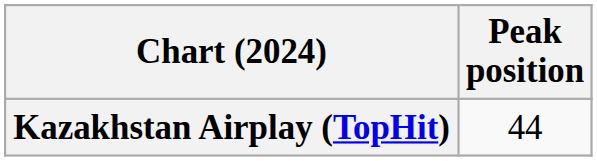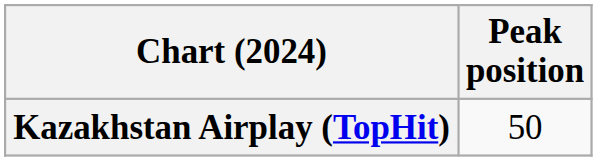(525, 126) 44 -> (525, 126) 50
